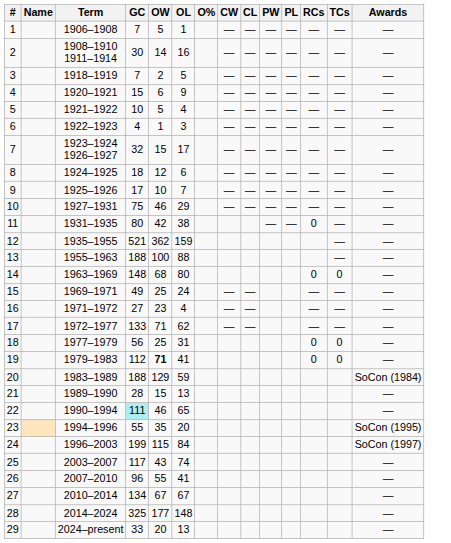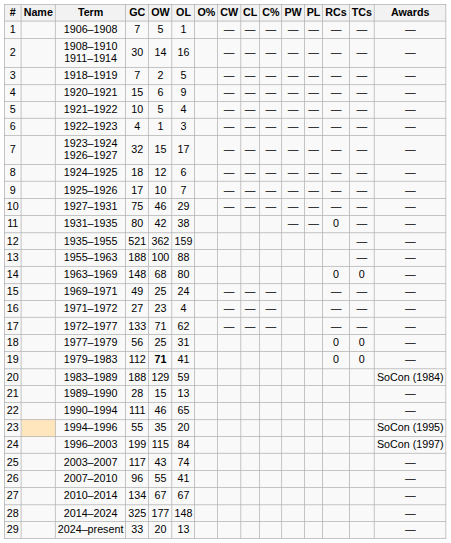+ column: (271, 13)
(137, 411) paleturquoise background -> (137, 411) no background
